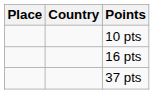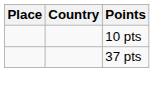- row: (123, 57)
